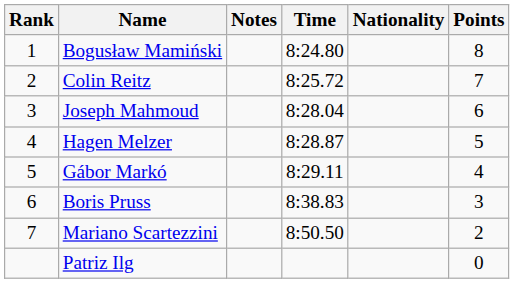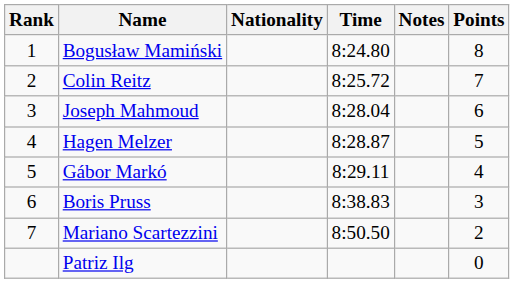columns swapped: (399, 19) <-> (254, 19)
